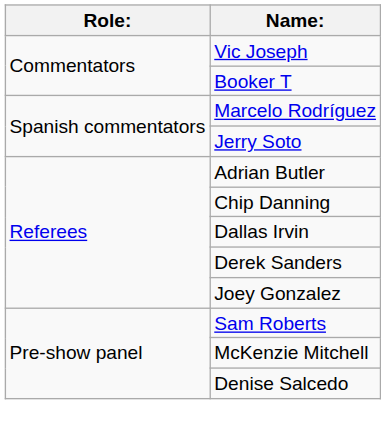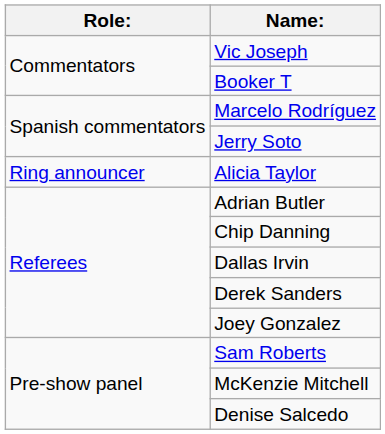+ row: (265, 172)
